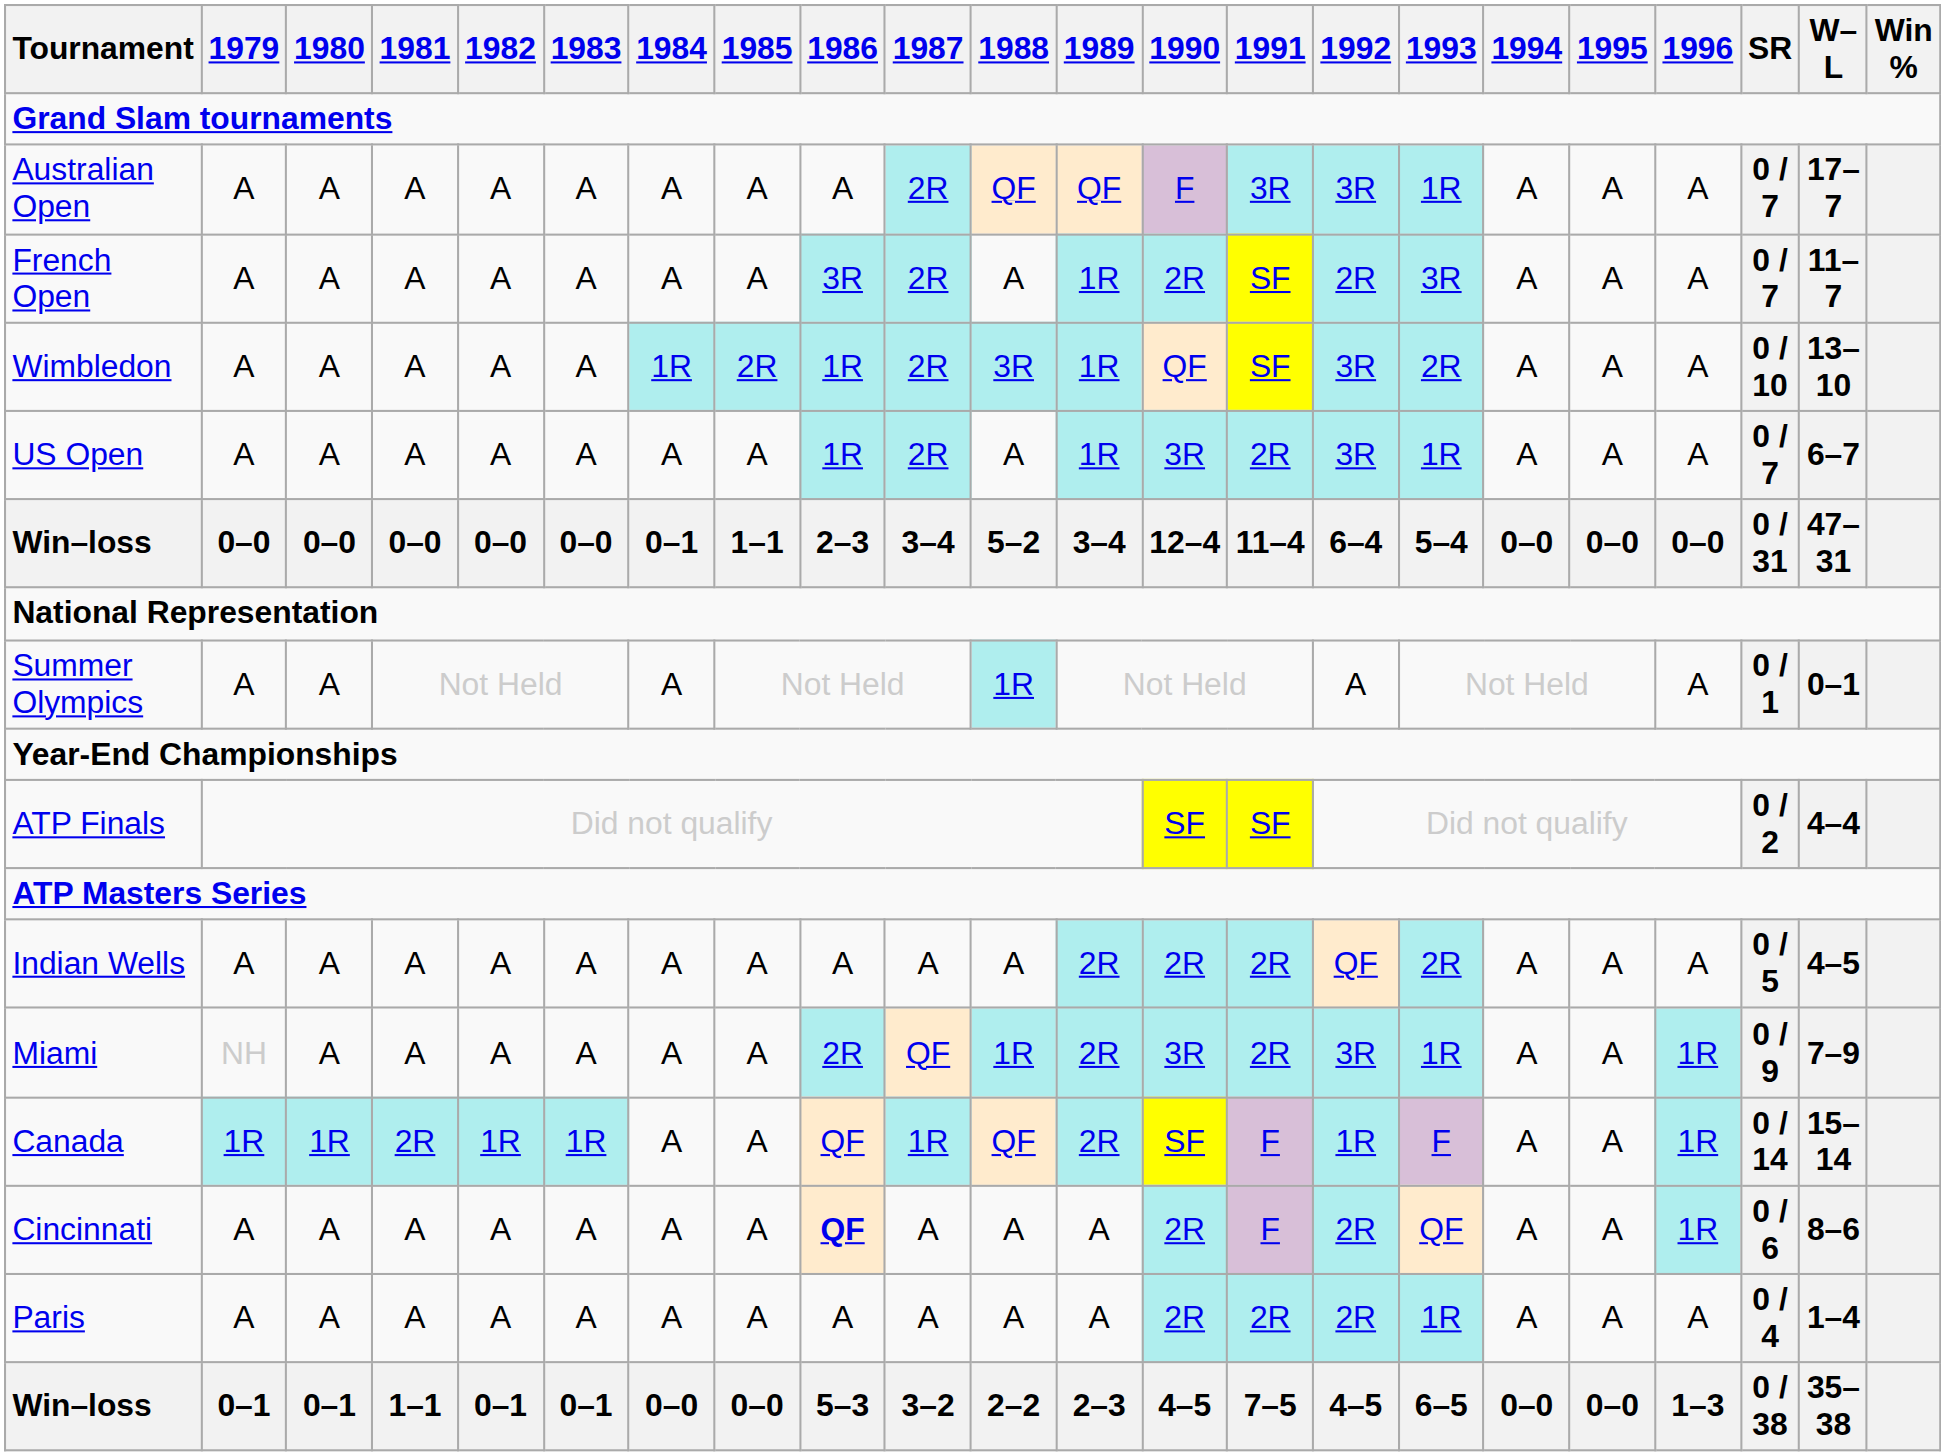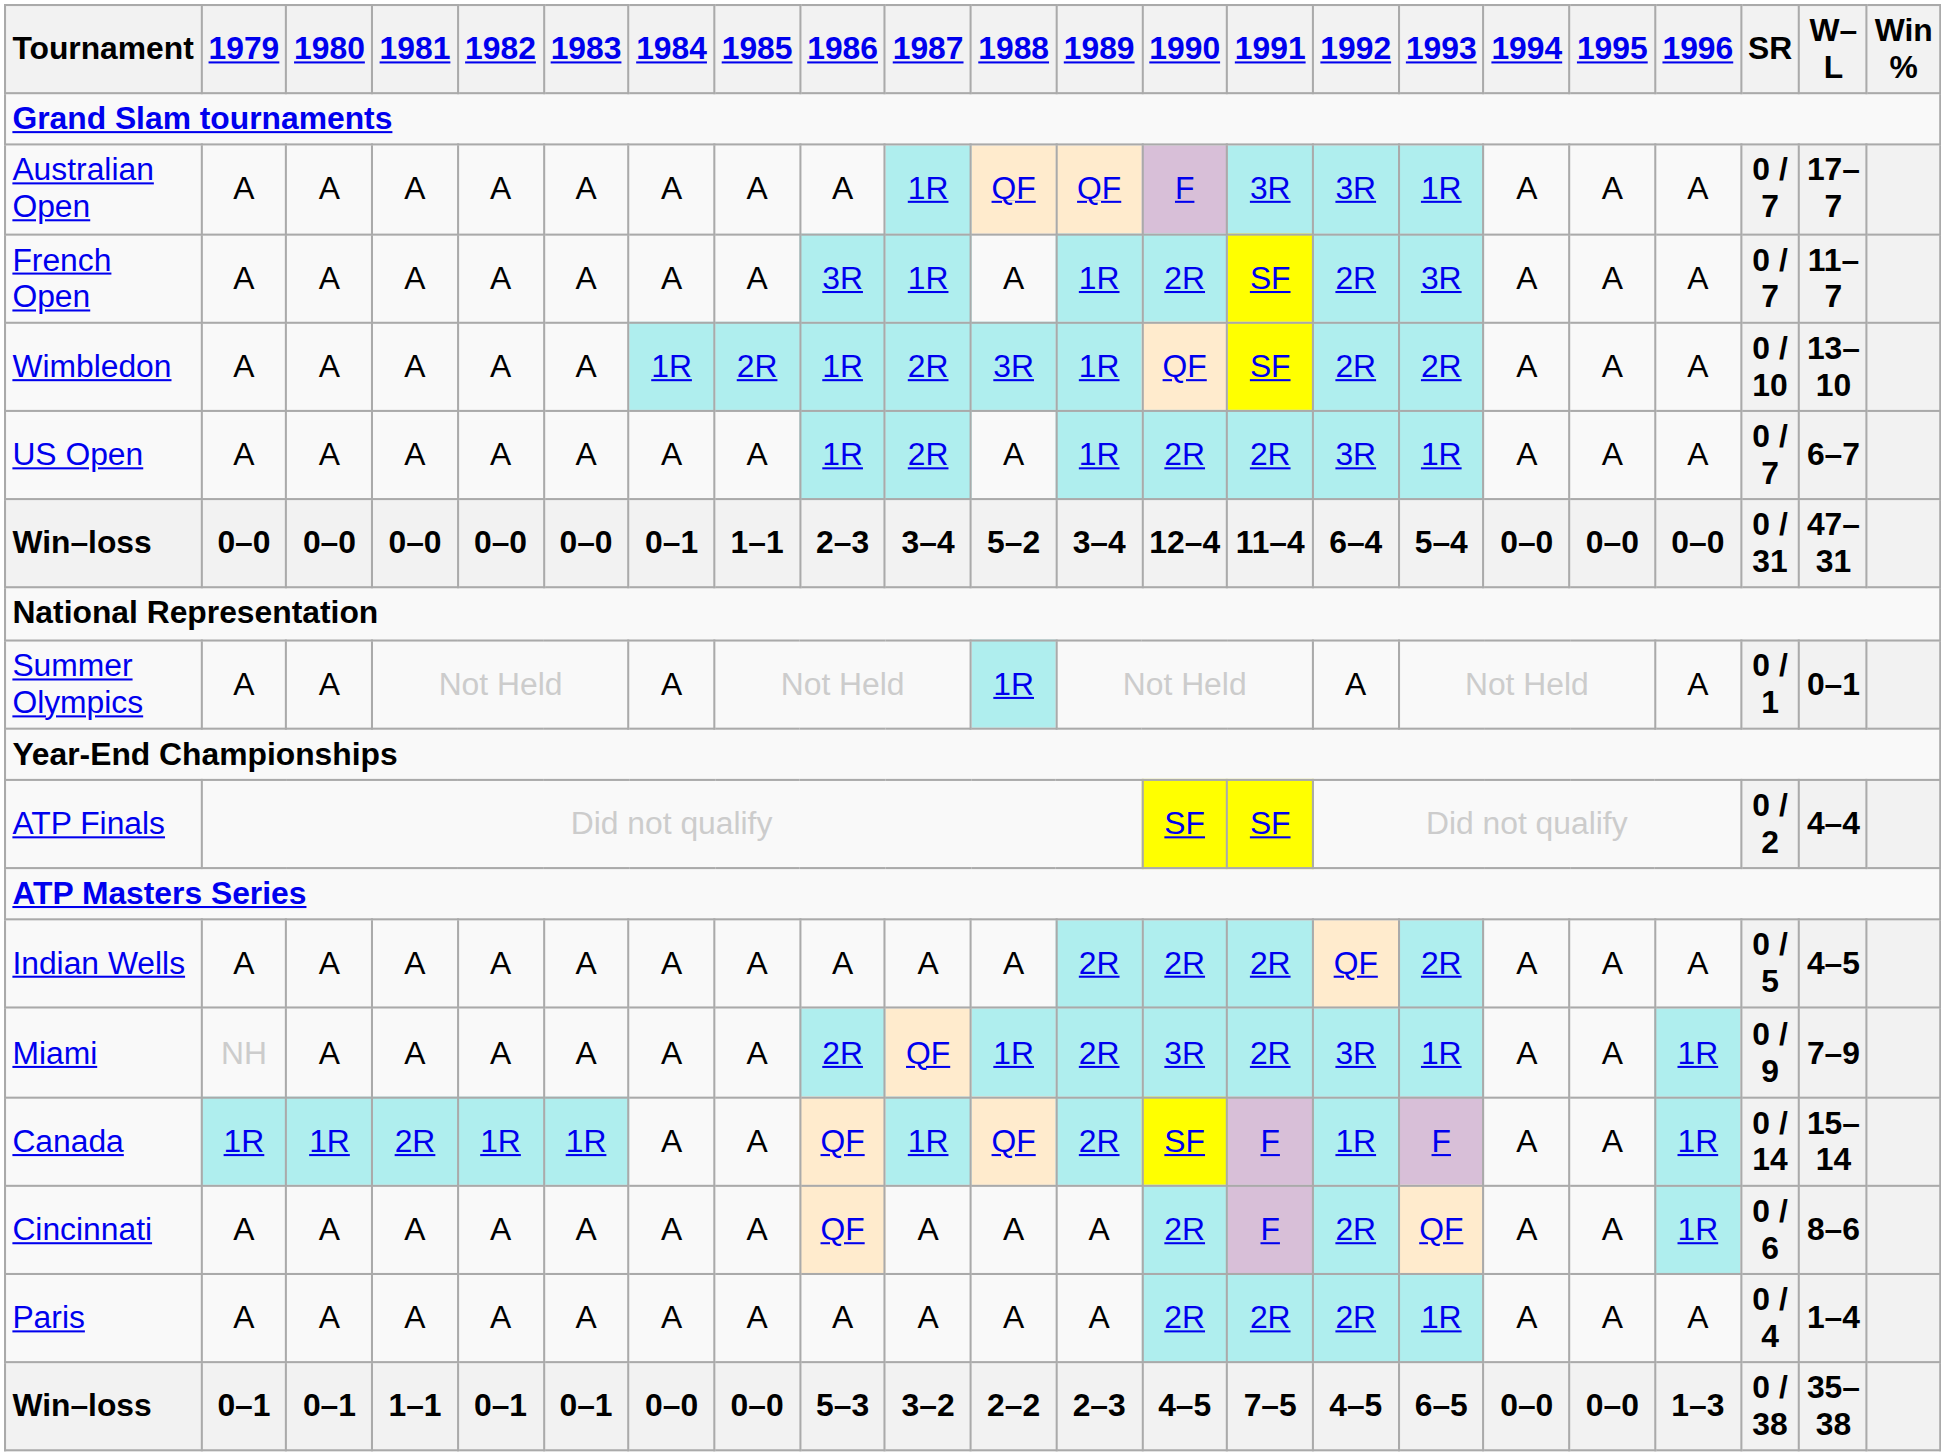(928, 188) 2R -> (928, 188) 1R
(928, 276) 2R -> (928, 276) 1R
(1356, 365) 3R -> (1356, 365) 2R
(1185, 454) 3R -> (1185, 454) 2R
(843, 1228) bold -> (843, 1228) normal
